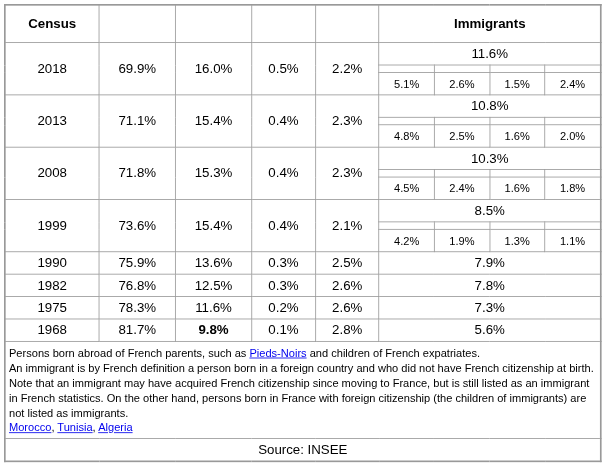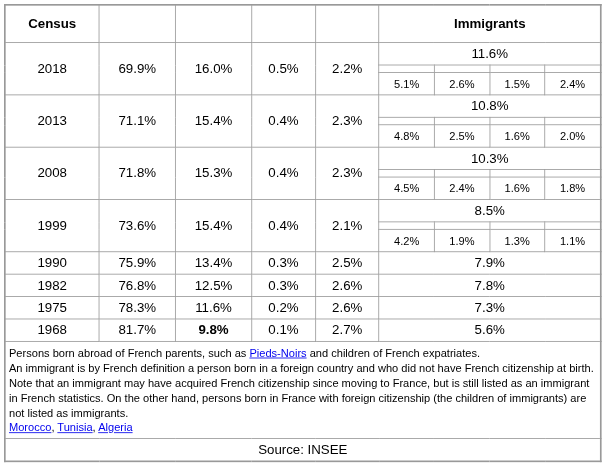(214, 263) 13.6% -> (214, 263) 13.4%
(347, 330) 2.8% -> (347, 330) 2.7%
